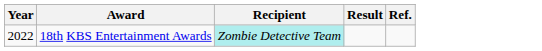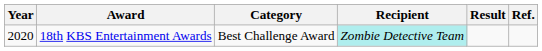+ column: (276, 14)
(21, 35) 2022 -> (21, 35) 2020
